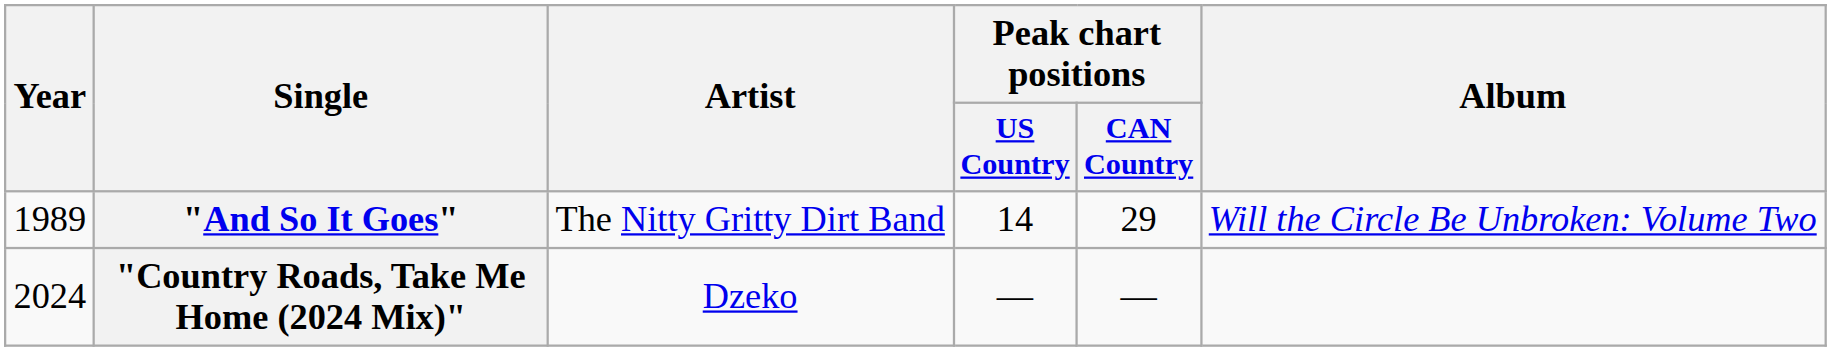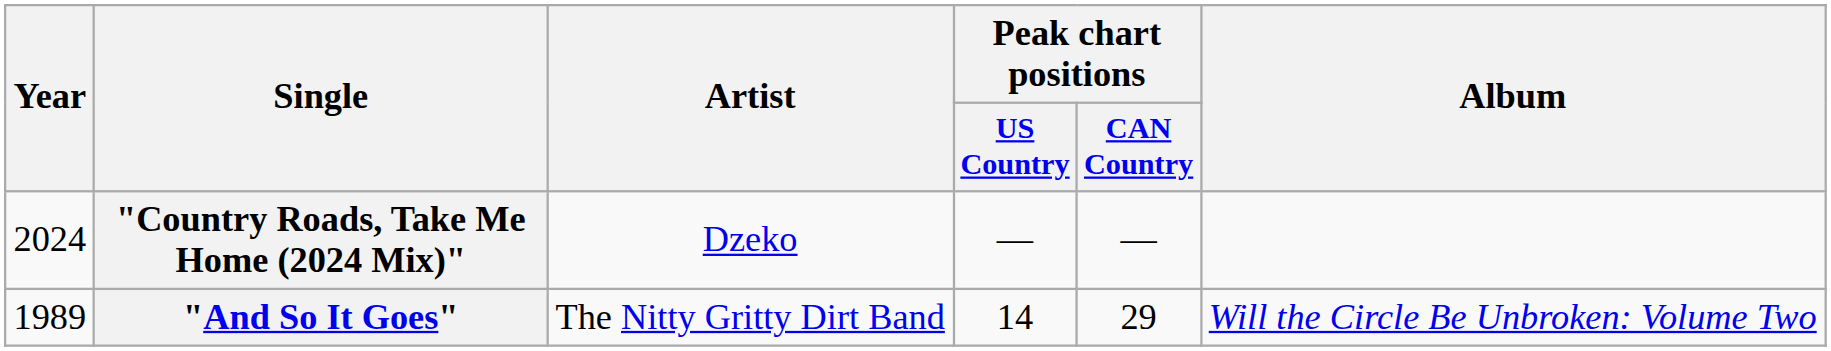rows swapped: (321, 218) <-> (321, 296)
